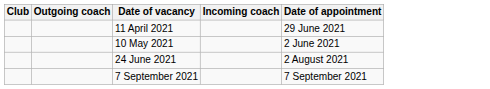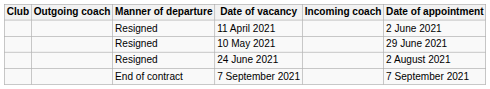+ column: (164, 12)
(315, 28) 29 June 2021 -> (414, 28) 2 June 2021
(312, 44) 2 June 2021 -> (417, 44) 29 June 2021
